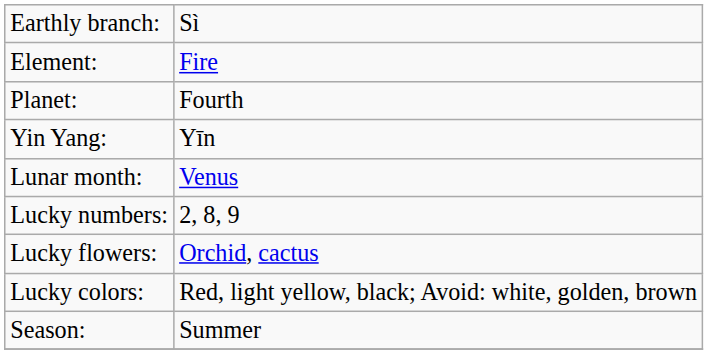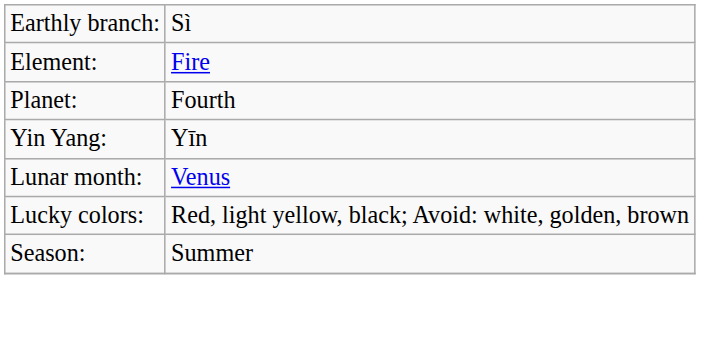- row: (89, 215)
- row: (84, 253)
